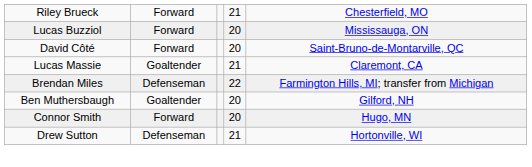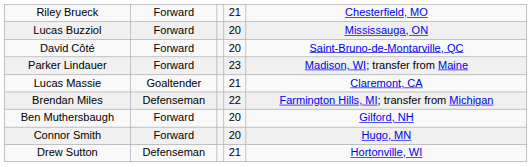+ row: (67, 65)
(174, 100) Goaltender -> (174, 118) Forward
